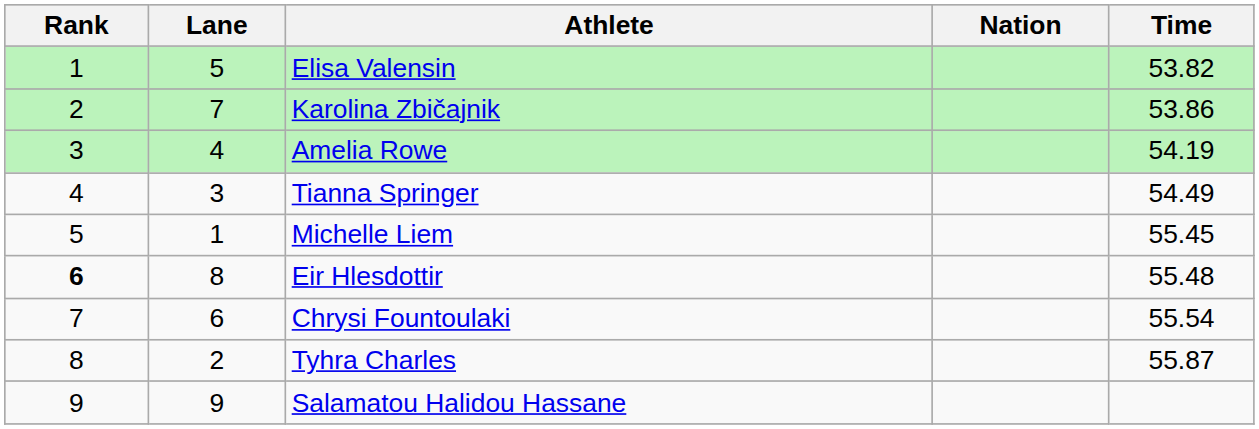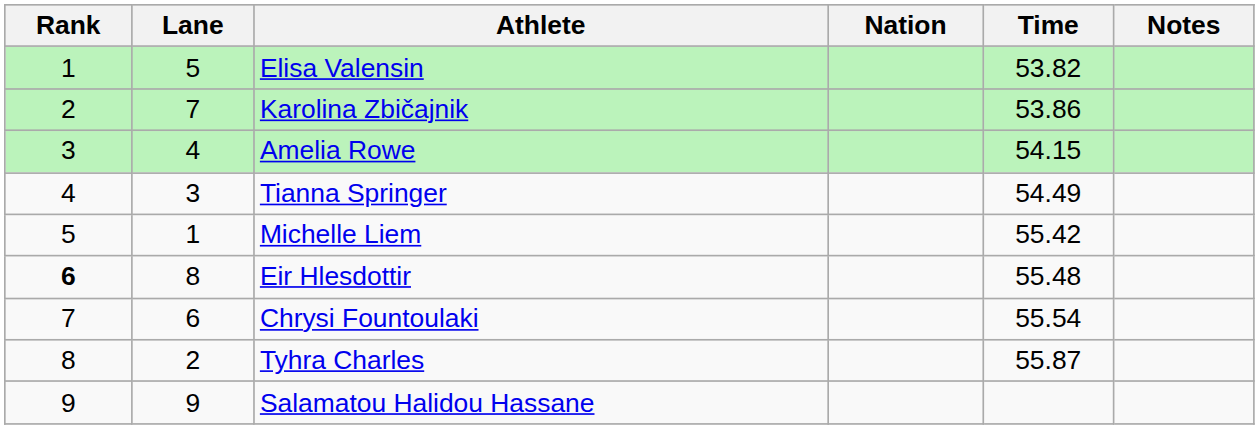+ column: (1184, 25)
(1181, 151) 54.19 -> (1048, 151) 54.15
(1181, 234) 55.45 -> (1048, 234) 55.42
